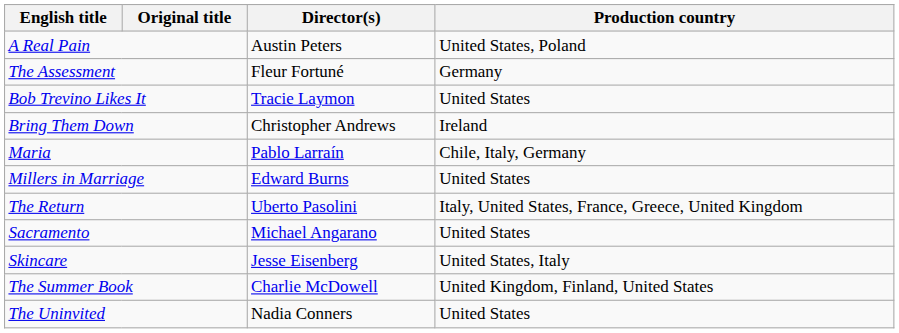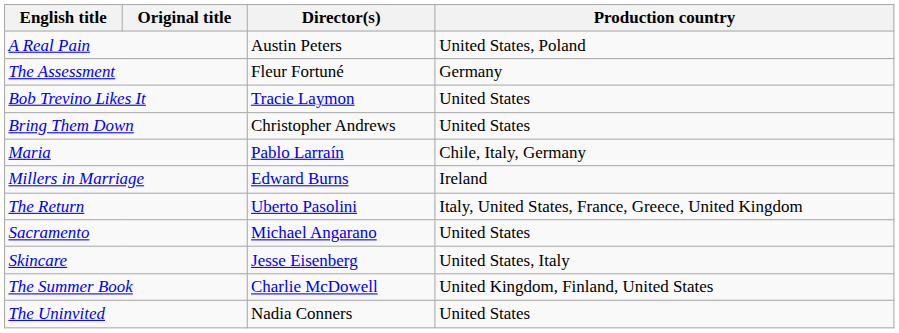(463, 125) Ireland -> (485, 125) United States
(485, 179) United States -> (463, 179) Ireland
